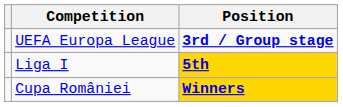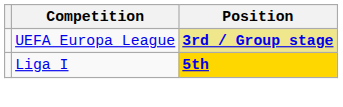(258, 41) no background -> (258, 41) khaki background
- row: (73, 89)
